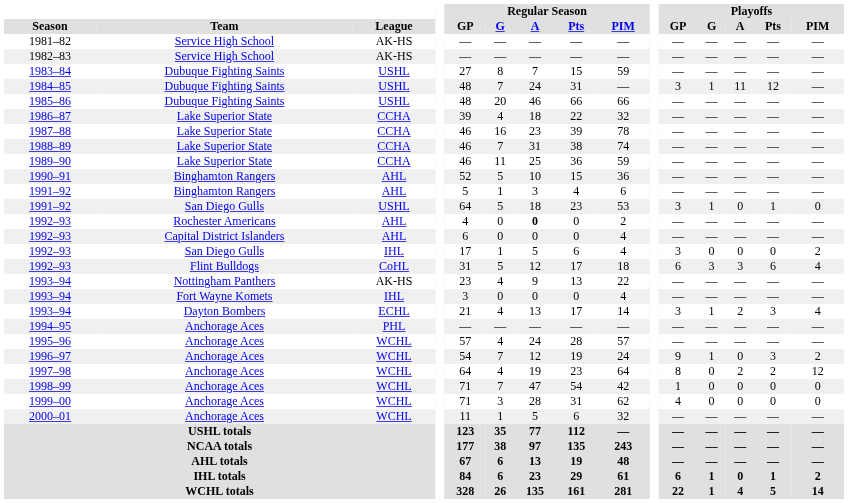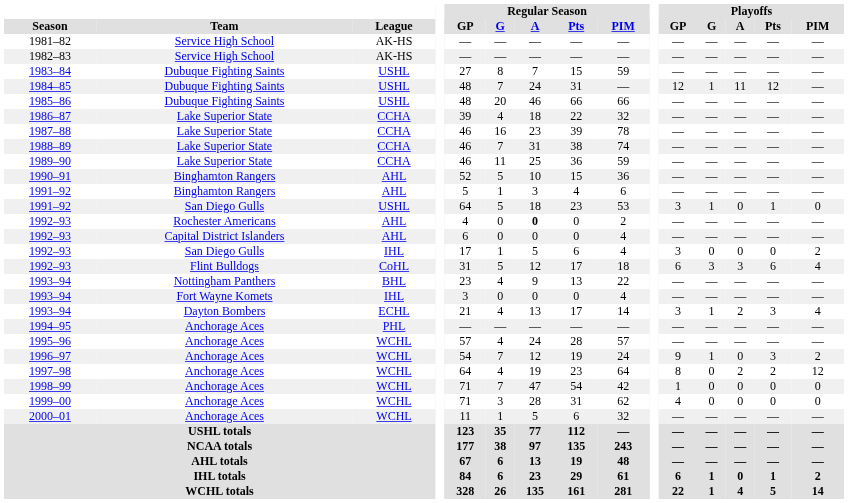(678, 86) 3 -> (678, 86) 12
(394, 281) AK-HS -> (394, 281) BHL
